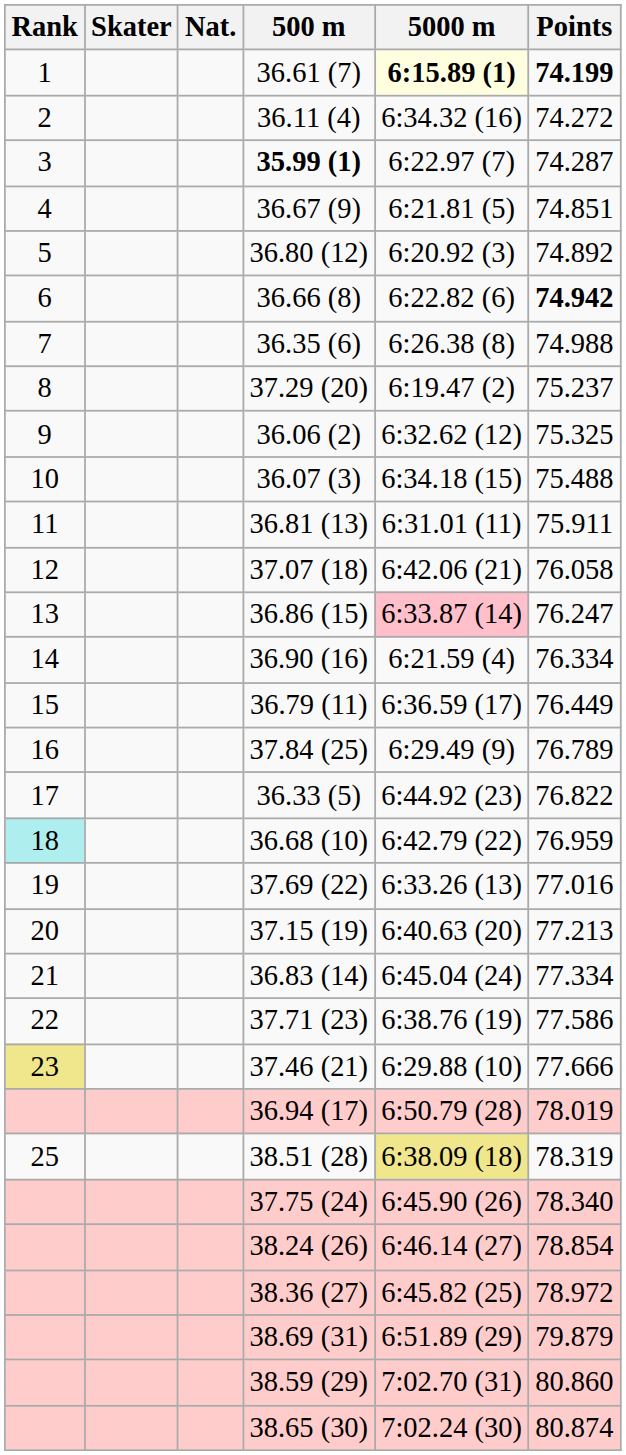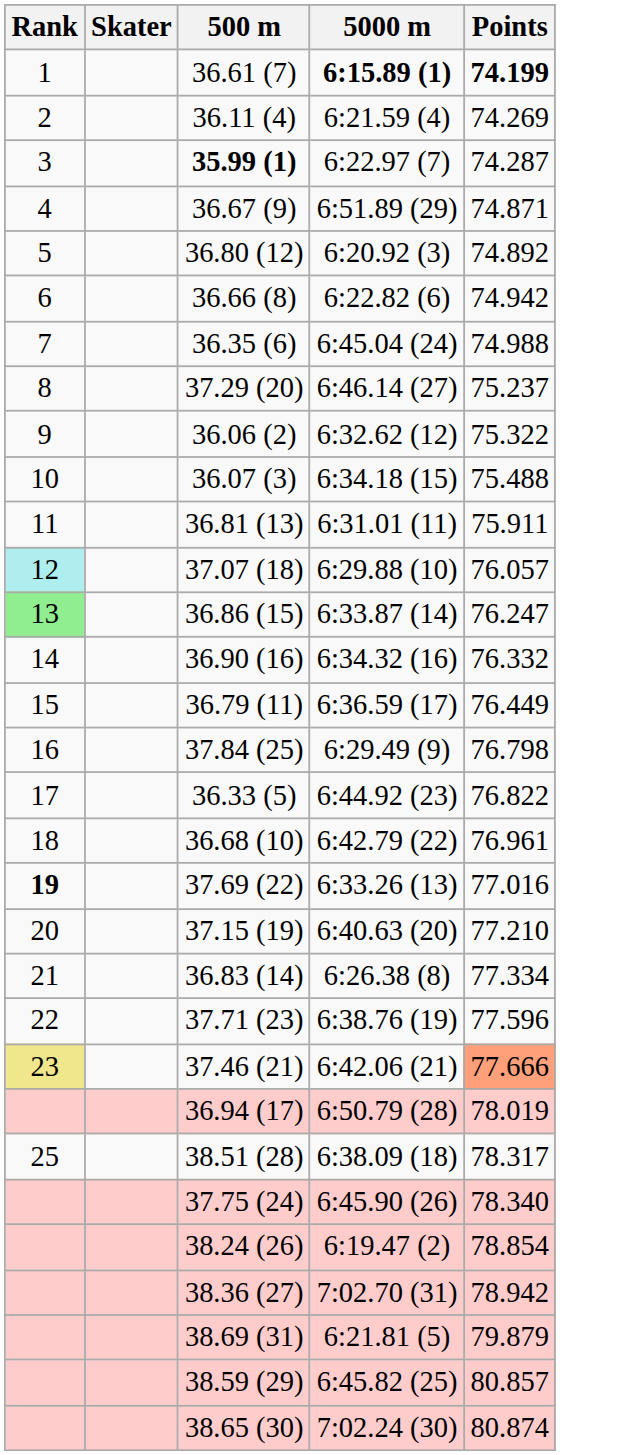- column: (211, 27)
(452, 72) lightyellow background -> (387, 72) no background
(452, 117) 6:34.32 (16) -> (387, 117) 6:21.59 (4)
(574, 117) 74.272 -> (510, 117) 74.269
(452, 207) 6:21.81 (5) -> (387, 207) 6:51.89 (29)
(574, 207) 74.851 -> (510, 207) 74.871
(574, 298) bold -> (510, 298) normal
(452, 343) 6:26.38 (8) -> (387, 343) 6:45.04 (24)
(452, 388) 6:19.47 (2) -> (387, 388) 6:46.14 (27)
(574, 433) 75.325 -> (510, 433) 75.322
(45, 569) no background -> (45, 569) paleturquoise background
(452, 569) 6:42.06 (21) -> (387, 569) 6:29.88 (10)
(574, 569) 76.058 -> (510, 569) 76.057
(45, 614) no background -> (45, 614) lightgreen background
(452, 614) pink background -> (387, 614) no background
(452, 659) 6:21.59 (4) -> (387, 659) 6:34.32 (16)
(574, 659) 76.334 -> (510, 659) 76.332
(574, 749) 76.789 -> (510, 749) 76.798
(45, 840) paleturquoise background -> (45, 840) no background
(574, 840) 76.959 -> (510, 840) 76.961
(45, 885) normal -> (45, 885) bold
(574, 930) 77.213 -> (510, 930) 77.210
(452, 975) 6:45.04 (24) -> (387, 975) 6:26.38 (8)
(574, 1020) 77.586 -> (510, 1020) 77.596
(452, 1065) 6:29.88 (10) -> (387, 1065) 6:42.06 (21)
(574, 1065) no background -> (510, 1065) lightsalmon background
(452, 1156) khaki background -> (387, 1156) no background
(574, 1156) 78.319 -> (510, 1156) 78.317
(452, 1246) 6:46.14 (27) -> (387, 1246) 6:19.47 (2)
(452, 1291) 6:45.82 (25) -> (387, 1291) 7:02.70 (31)
(574, 1291) 78.972 -> (510, 1291) 78.942
(452, 1336) 6:51.89 (29) -> (387, 1336) 6:21.81 (5)
(452, 1382) 7:02.70 (31) -> (387, 1382) 6:45.82 (25)
(574, 1382) 80.860 -> (510, 1382) 80.857
